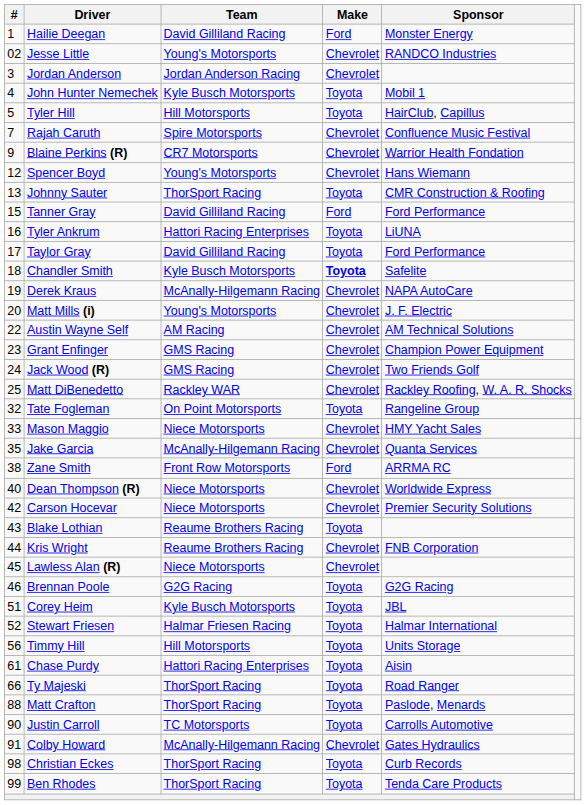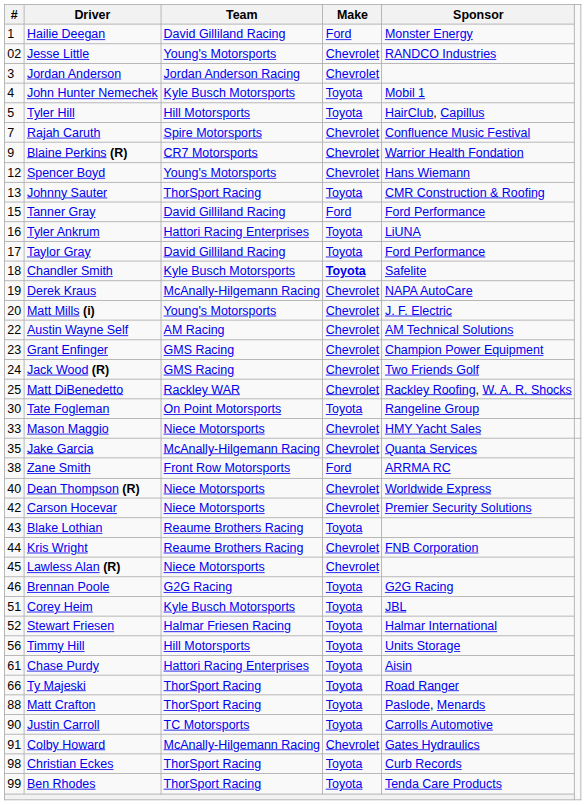(14, 409) 32 -> (14, 409) 30
